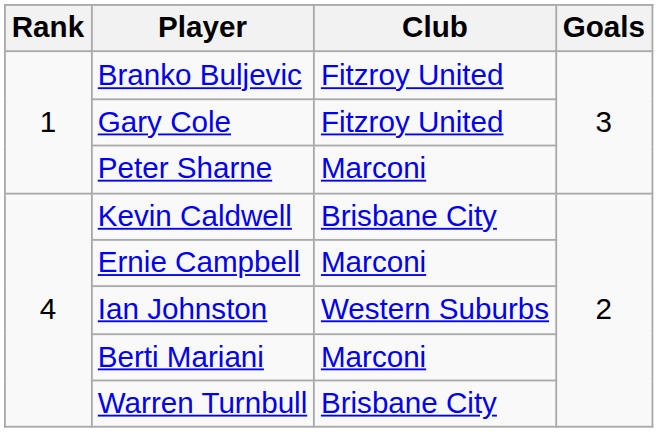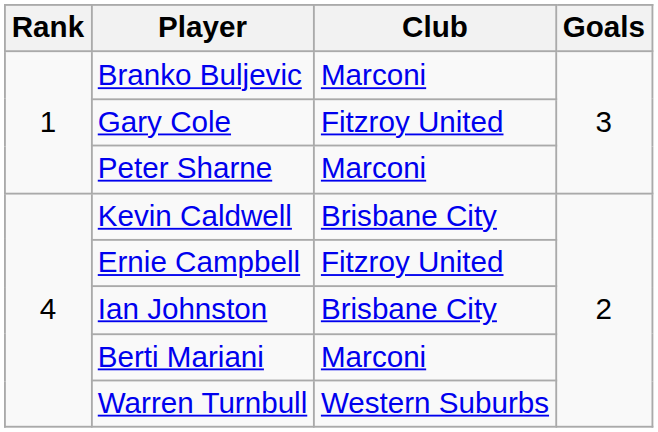(412, 74) Fitzroy United -> (374, 74) Marconi
(374, 262) Marconi -> (412, 262) Fitzroy United
(435, 309) Western Suburbs -> (409, 309) Brisbane City
(409, 403) Brisbane City -> (435, 403) Western Suburbs
